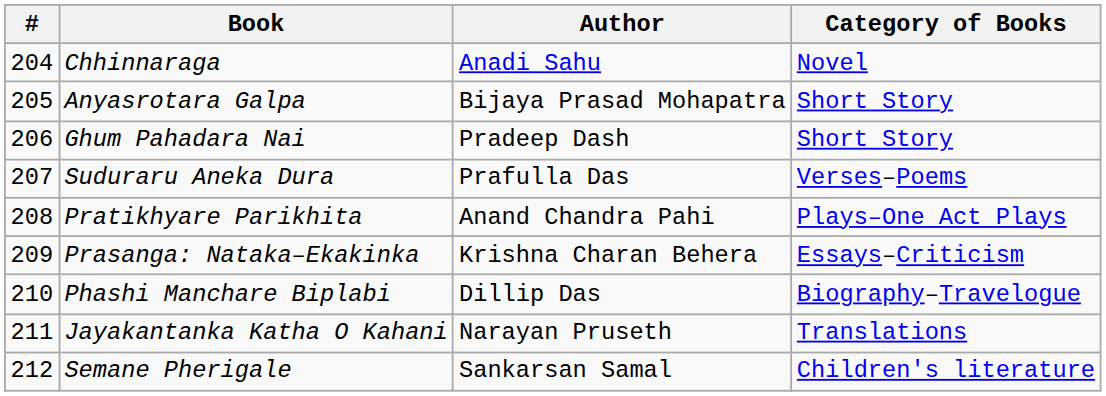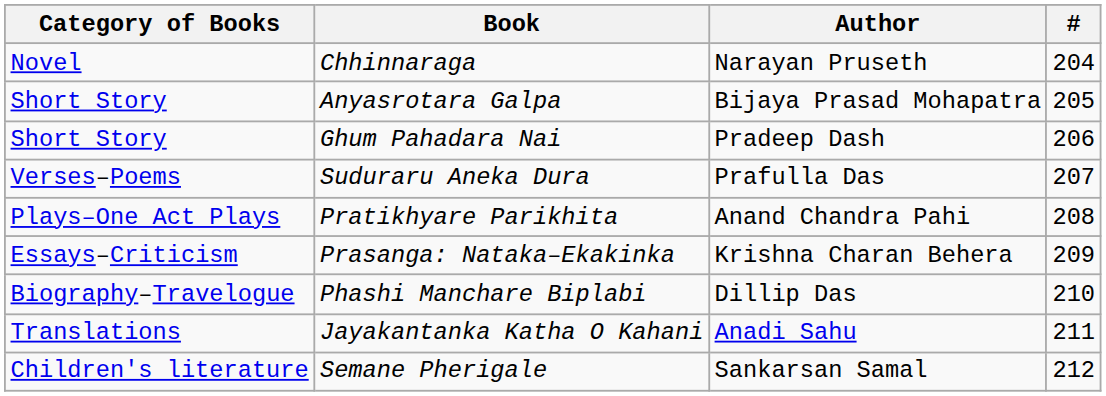columns swapped: (32, 24) <-> (946, 24)
(530, 63) Anadi Sahu -> (821, 63) Narayan Pruseth
(566, 333) Narayan Pruseth -> (786, 333) Anadi Sahu
